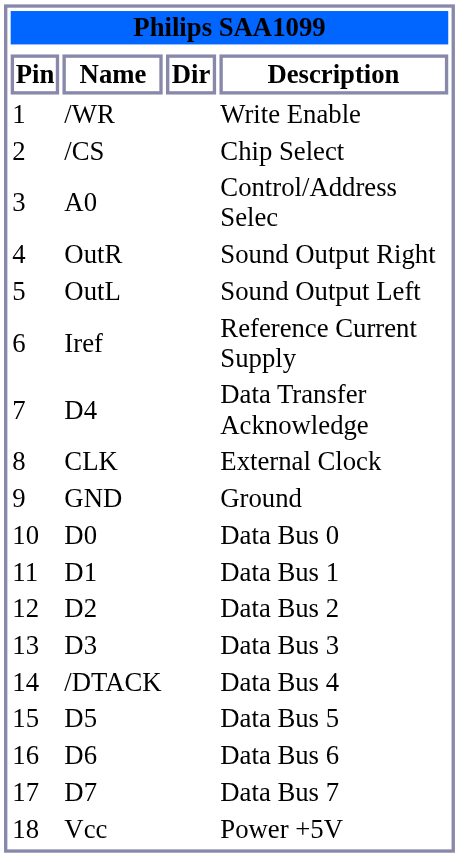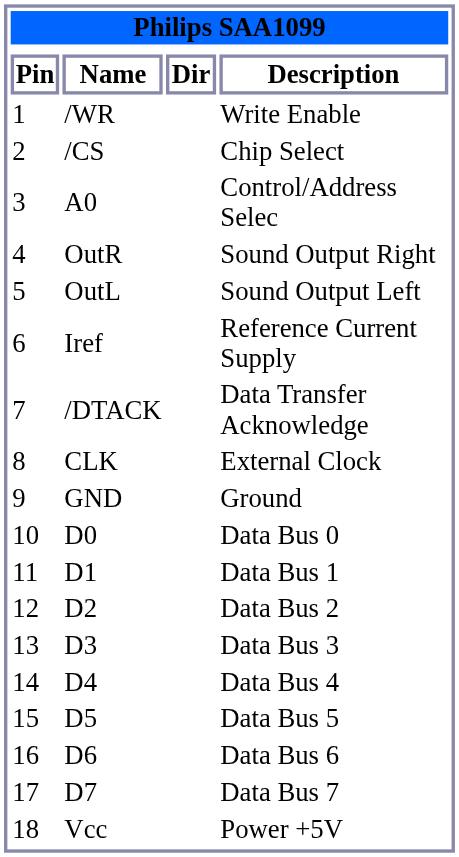(81, 409) D4 -> (113, 409) /DTACK
(113, 682) /DTACK -> (81, 682) D4
